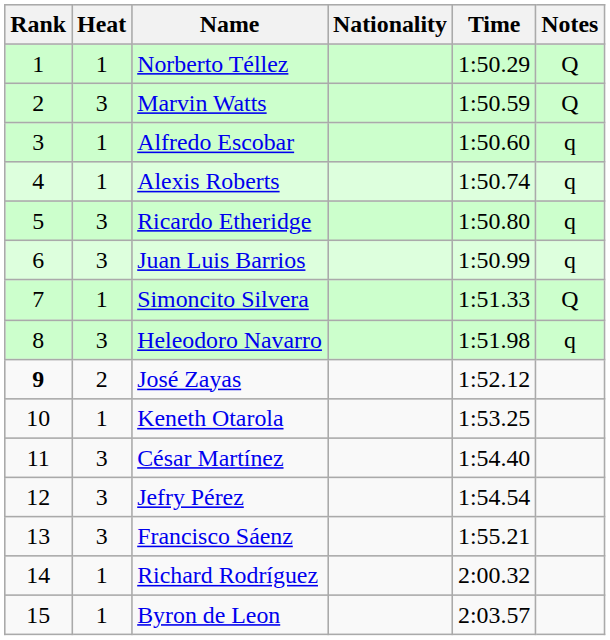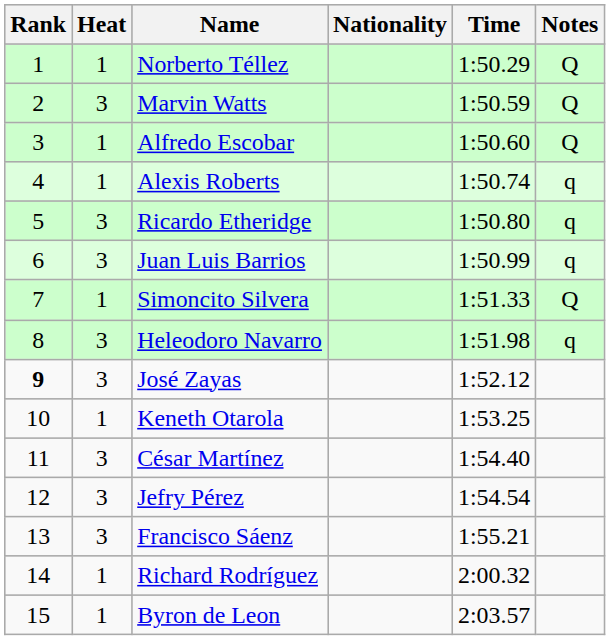(570, 142) q -> (570, 142) Q
(102, 378) 2 -> (102, 378) 3
